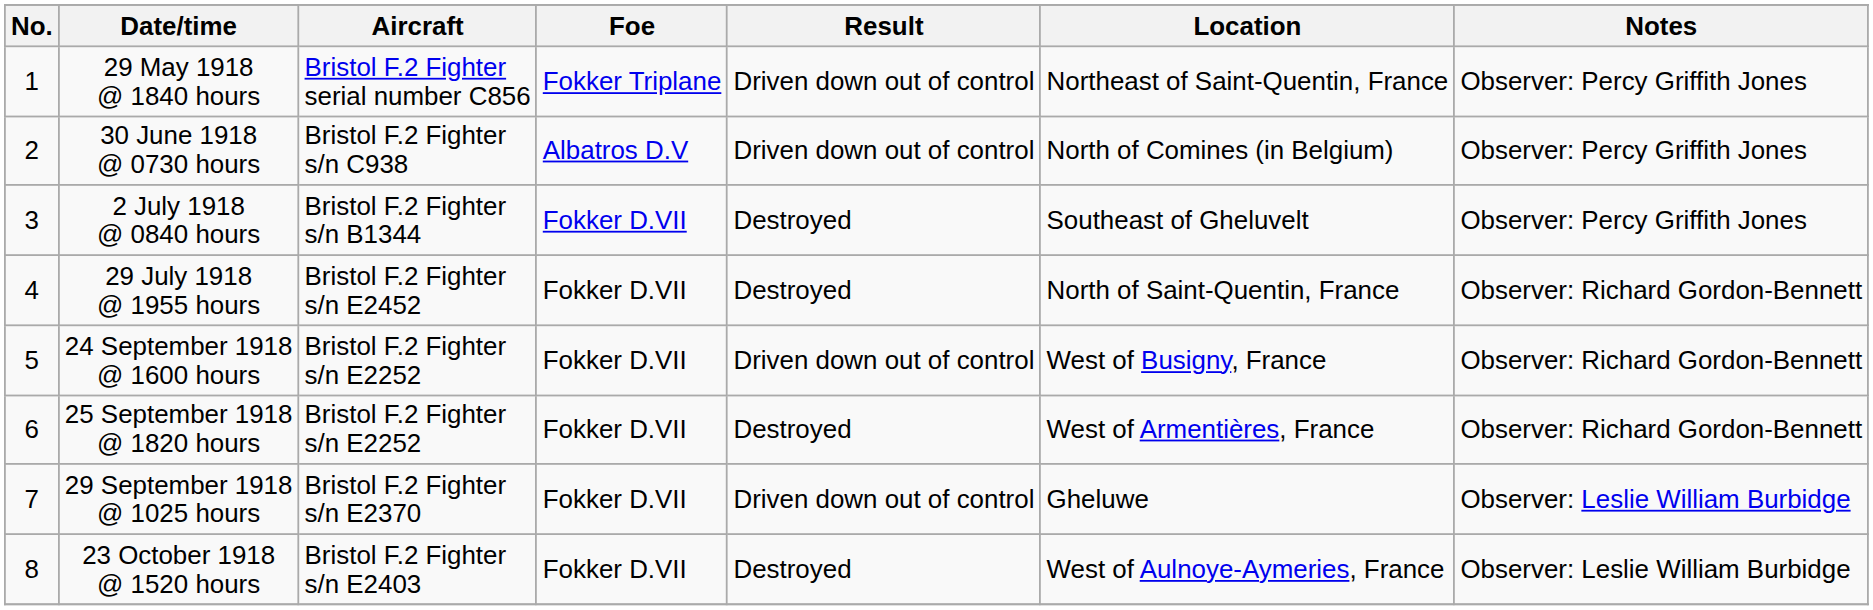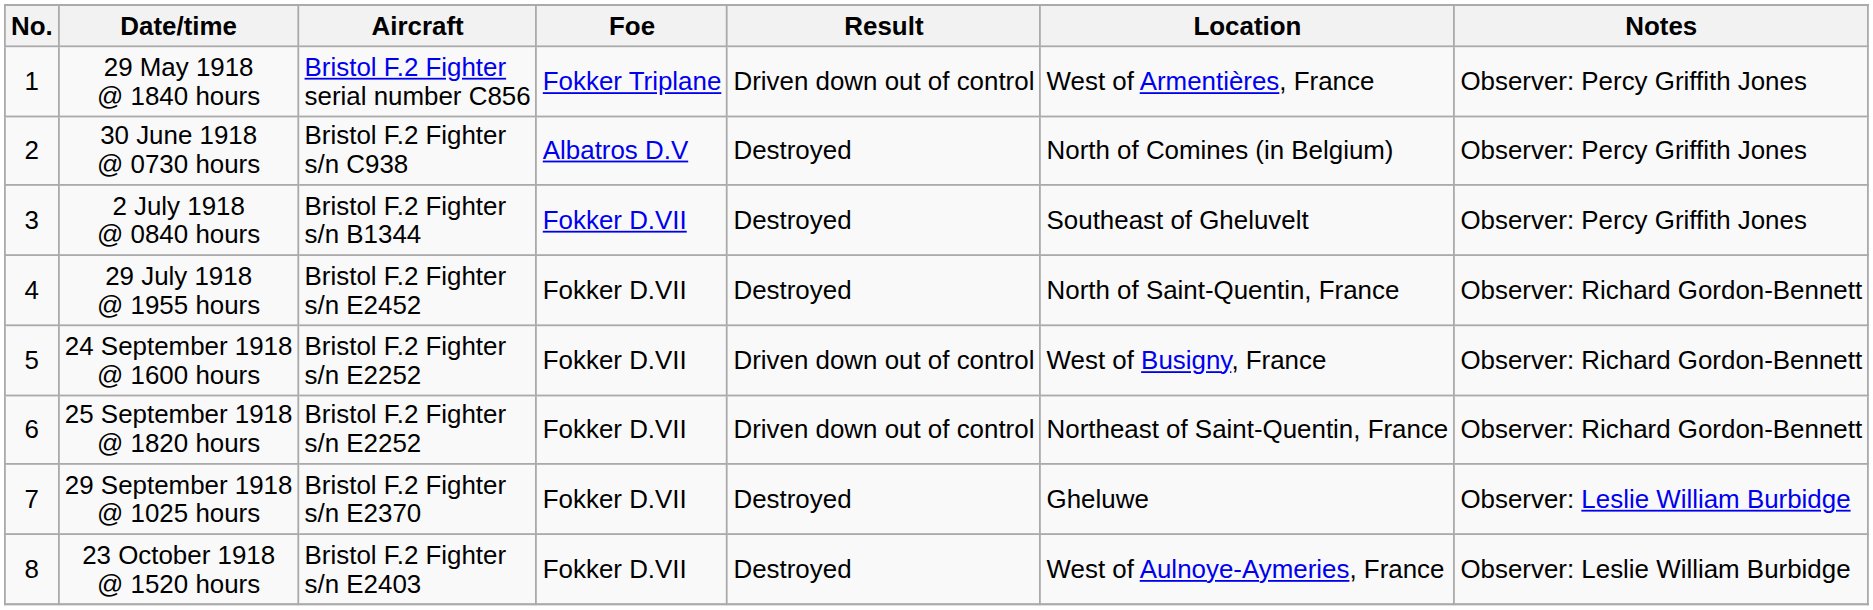(1247, 81) Northeast of Saint-Quentin, France -> (1210, 81) West of Armentières, France
(884, 151) Driven down out of control -> (793, 151) Destroyed
(793, 430) Destroyed -> (884, 430) Driven down out of control
(1210, 430) West of Armentières, France -> (1247, 430) Northeast of Saint-Quentin, France
(884, 500) Driven down out of control -> (793, 500) Destroyed
